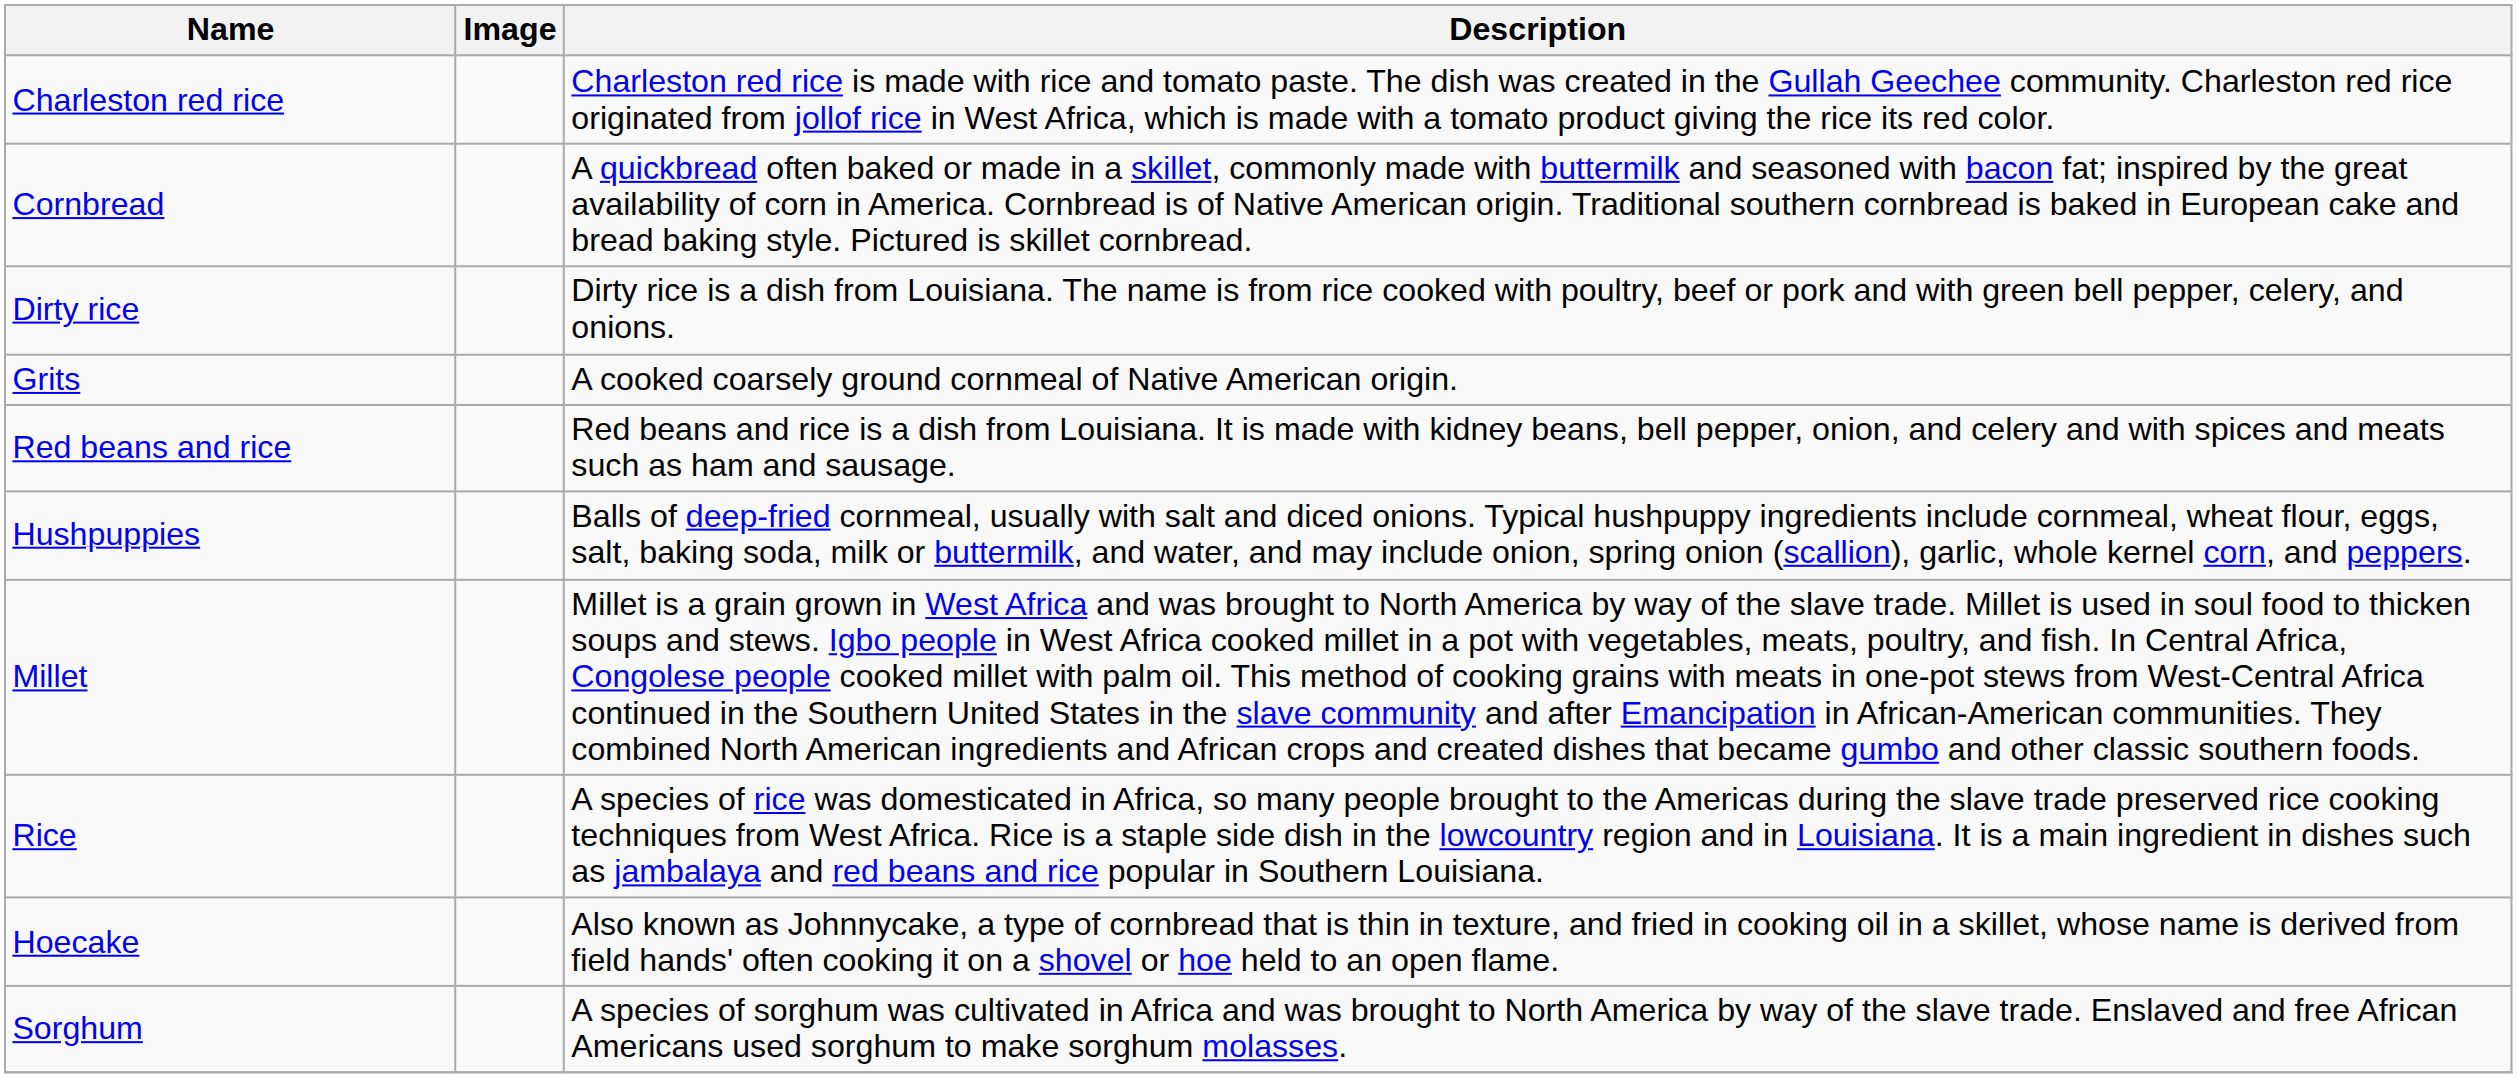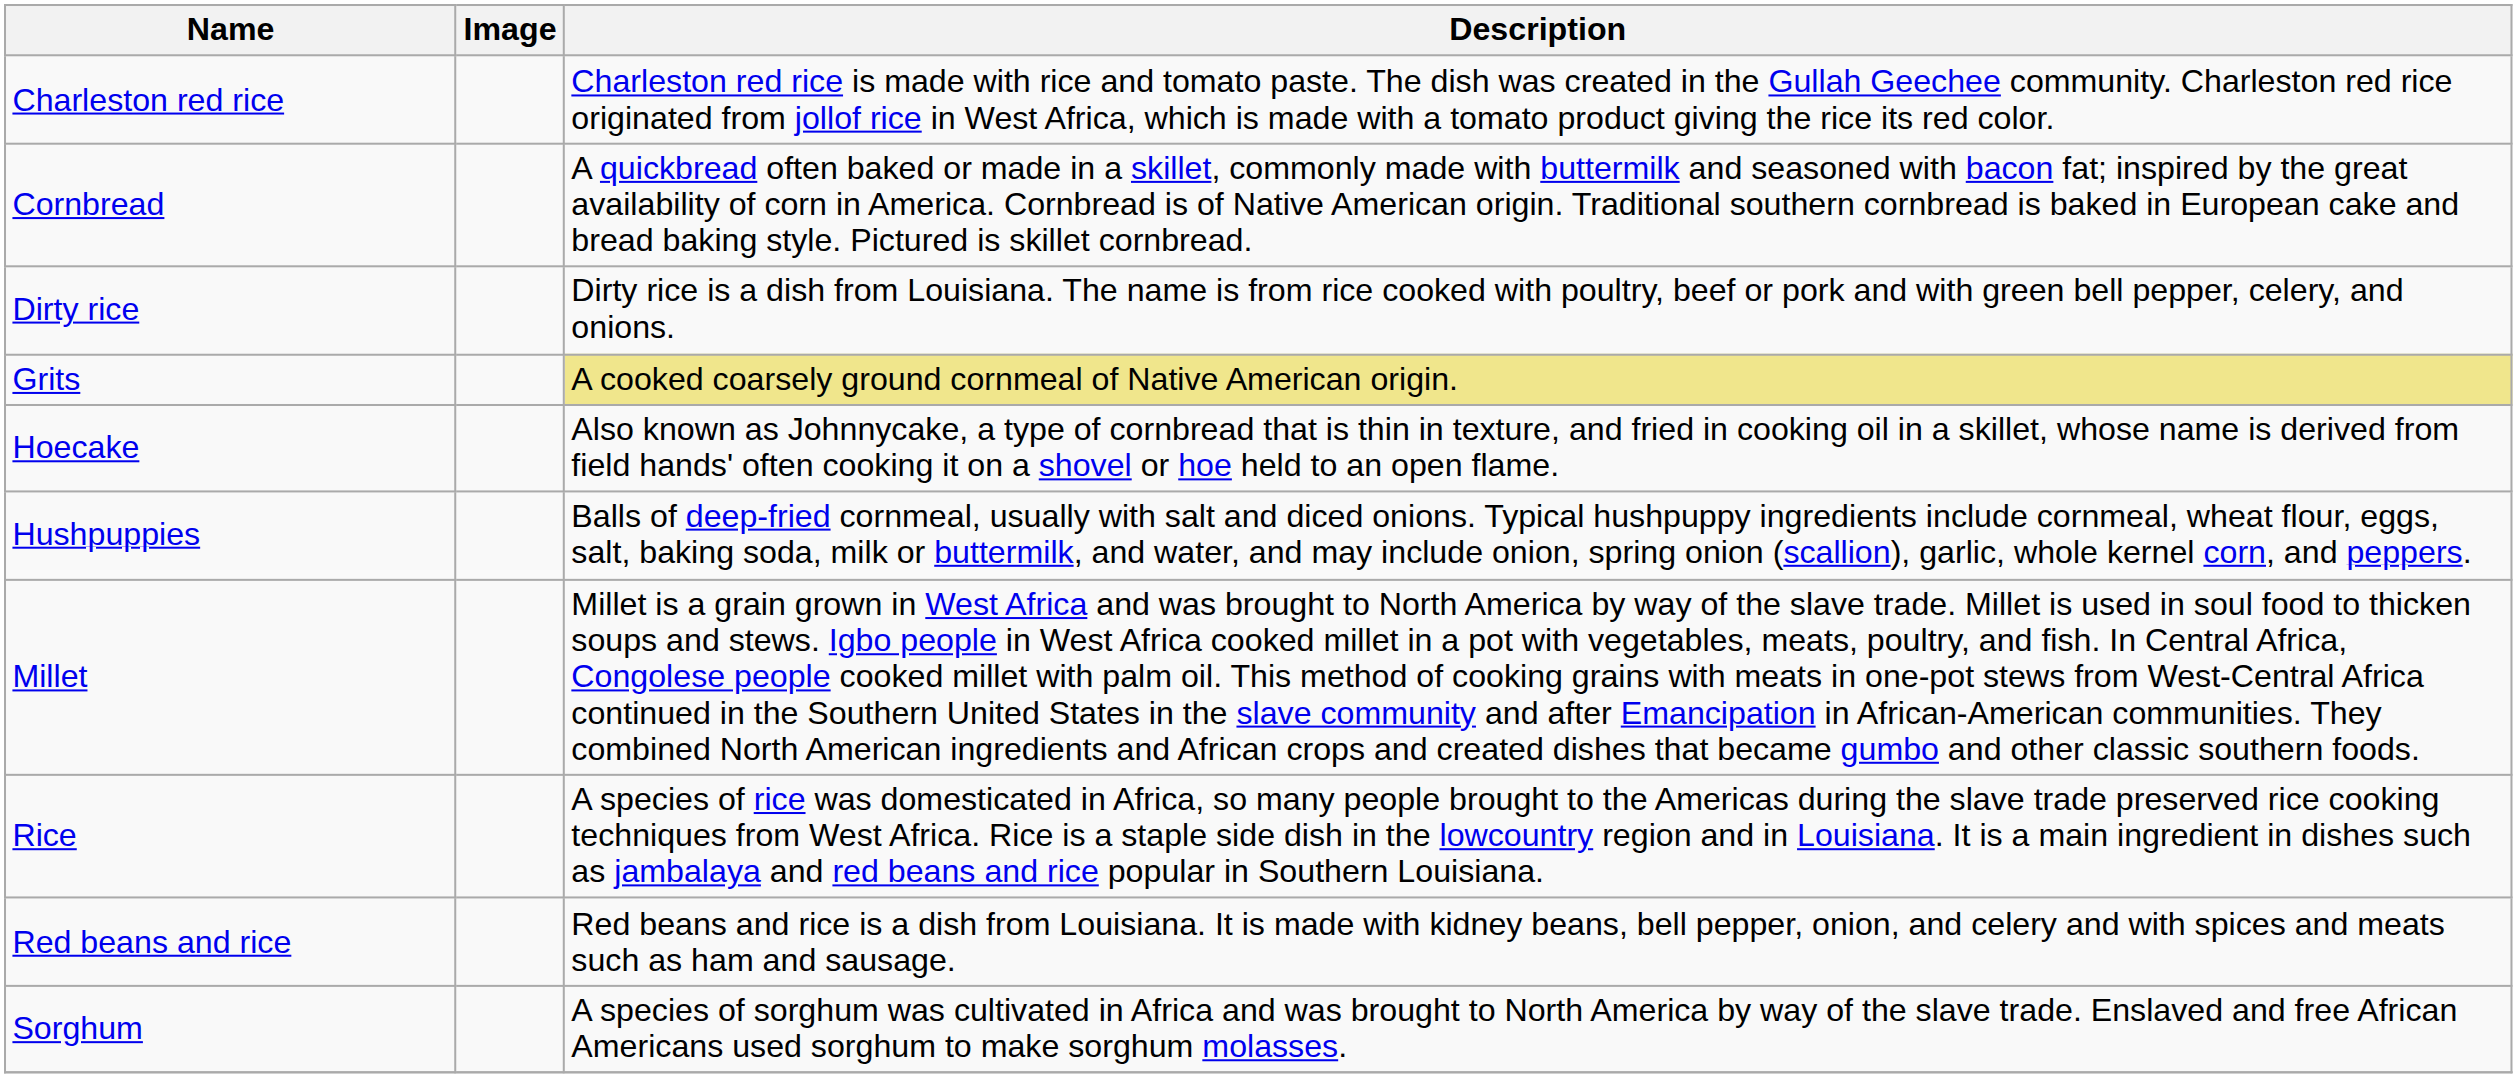(1015, 378) no background -> (1015, 378) khaki background
rows swapped: (76, 941) <-> (152, 447)
